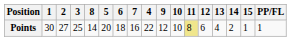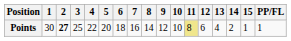columns swapped: (149, 12) <-> (92, 12)
(64, 27) normal -> (64, 27) bold
